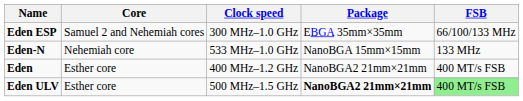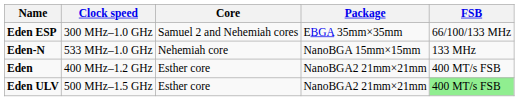columns swapped: (134, 13) <-> (254, 13)
(367, 86) bold -> (365, 86) normal
